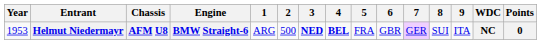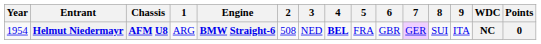columns swapped: (210, 13) <-> (264, 13)
(17, 30) 1953 -> (17, 30) 1954
(288, 30) 500 -> (288, 30) 508
(312, 30) bold -> (312, 30) normal
